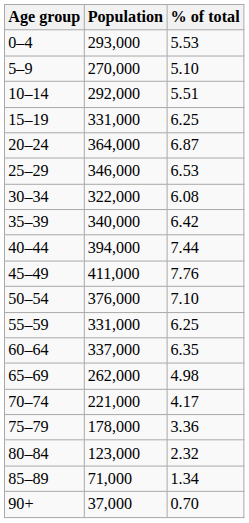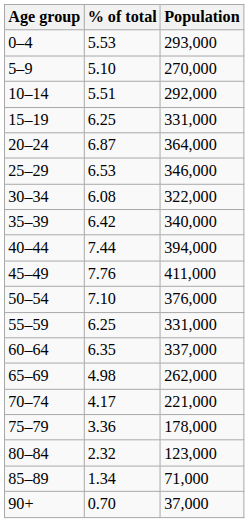columns swapped: (125, 17) <-> (205, 17)
